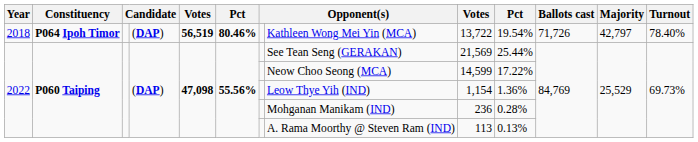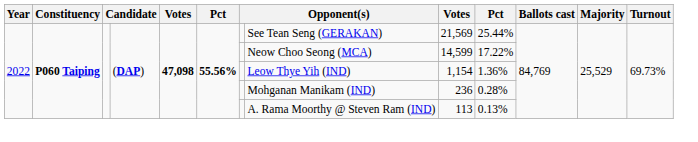- row: (18, 33)
